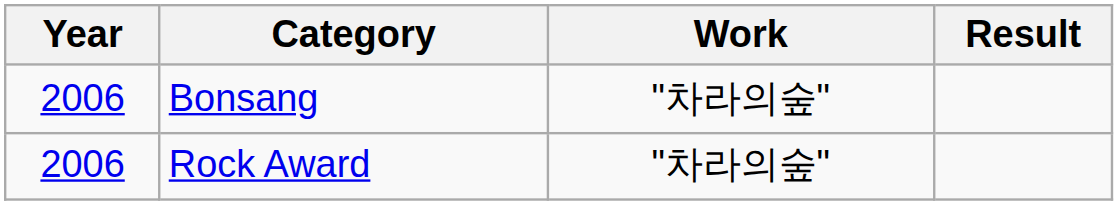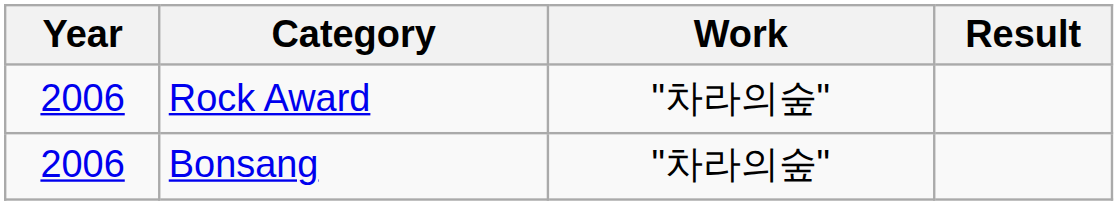rows swapped: (270, 165) <-> (244, 98)
